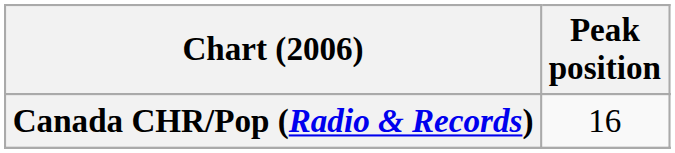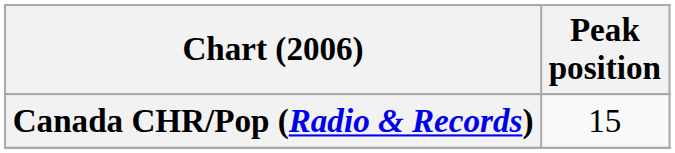(605, 120) 16 -> (605, 120) 15
